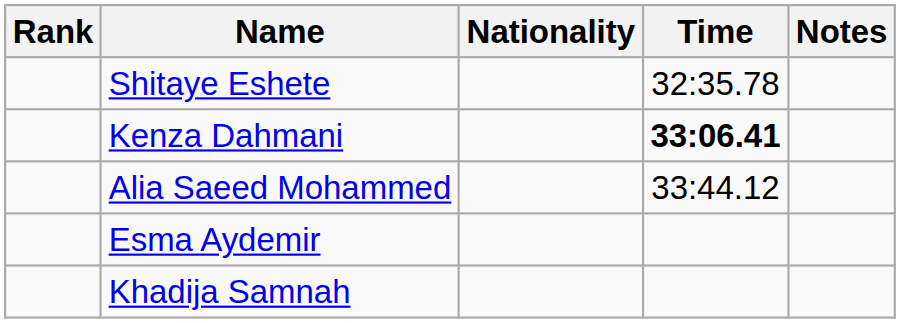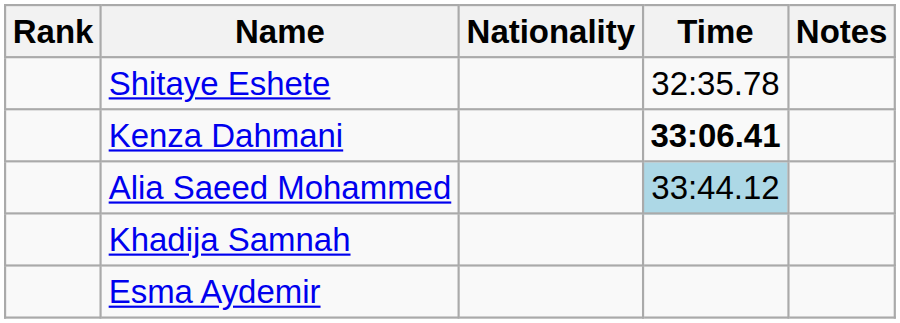(715, 188) no background -> (715, 188) lightblue background
rows swapped: (215, 240) <-> (230, 292)
